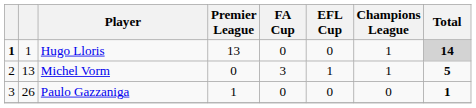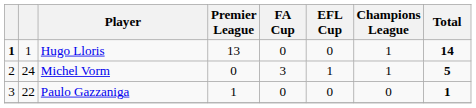(447, 50) lightgrey background -> (447, 50) no background
(28, 71) 13 -> (28, 71) 24
(28, 92) 26 -> (28, 92) 22
